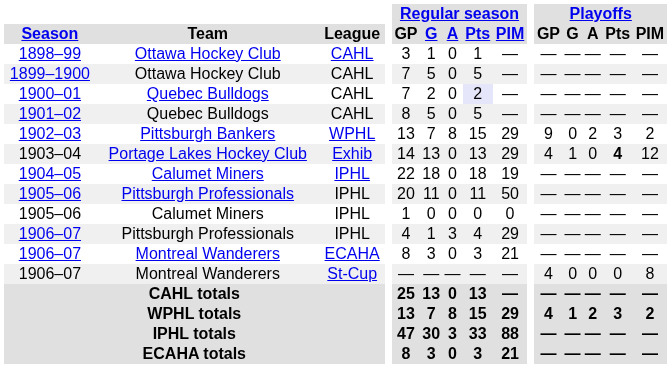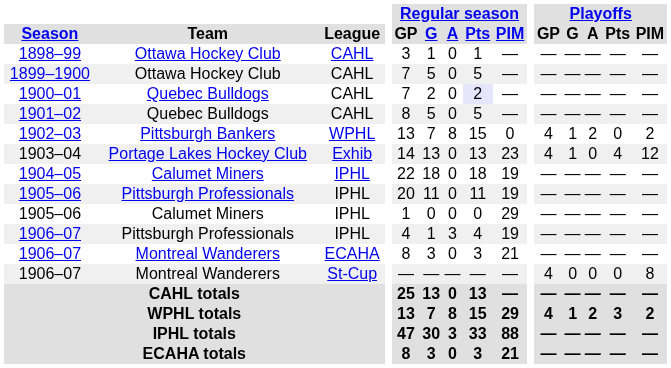(510, 134) 29 -> (510, 134) 0
(548, 134) 9 -> (548, 134) 4
(573, 134) 0 -> (573, 134) 1
(618, 134) 3 -> (618, 134) 0
(510, 154) 29 -> (510, 154) 23
(618, 154) bold -> (618, 154) normal
(510, 194) 50 -> (510, 194) 19
(510, 214) 0 -> (510, 214) 29
(510, 234) 29 -> (510, 234) 19
